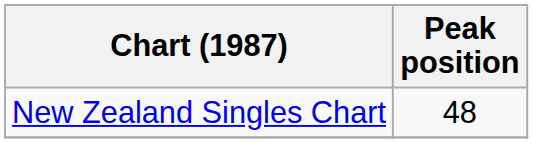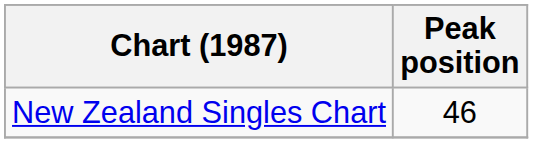(460, 112) 48 -> (460, 112) 46
